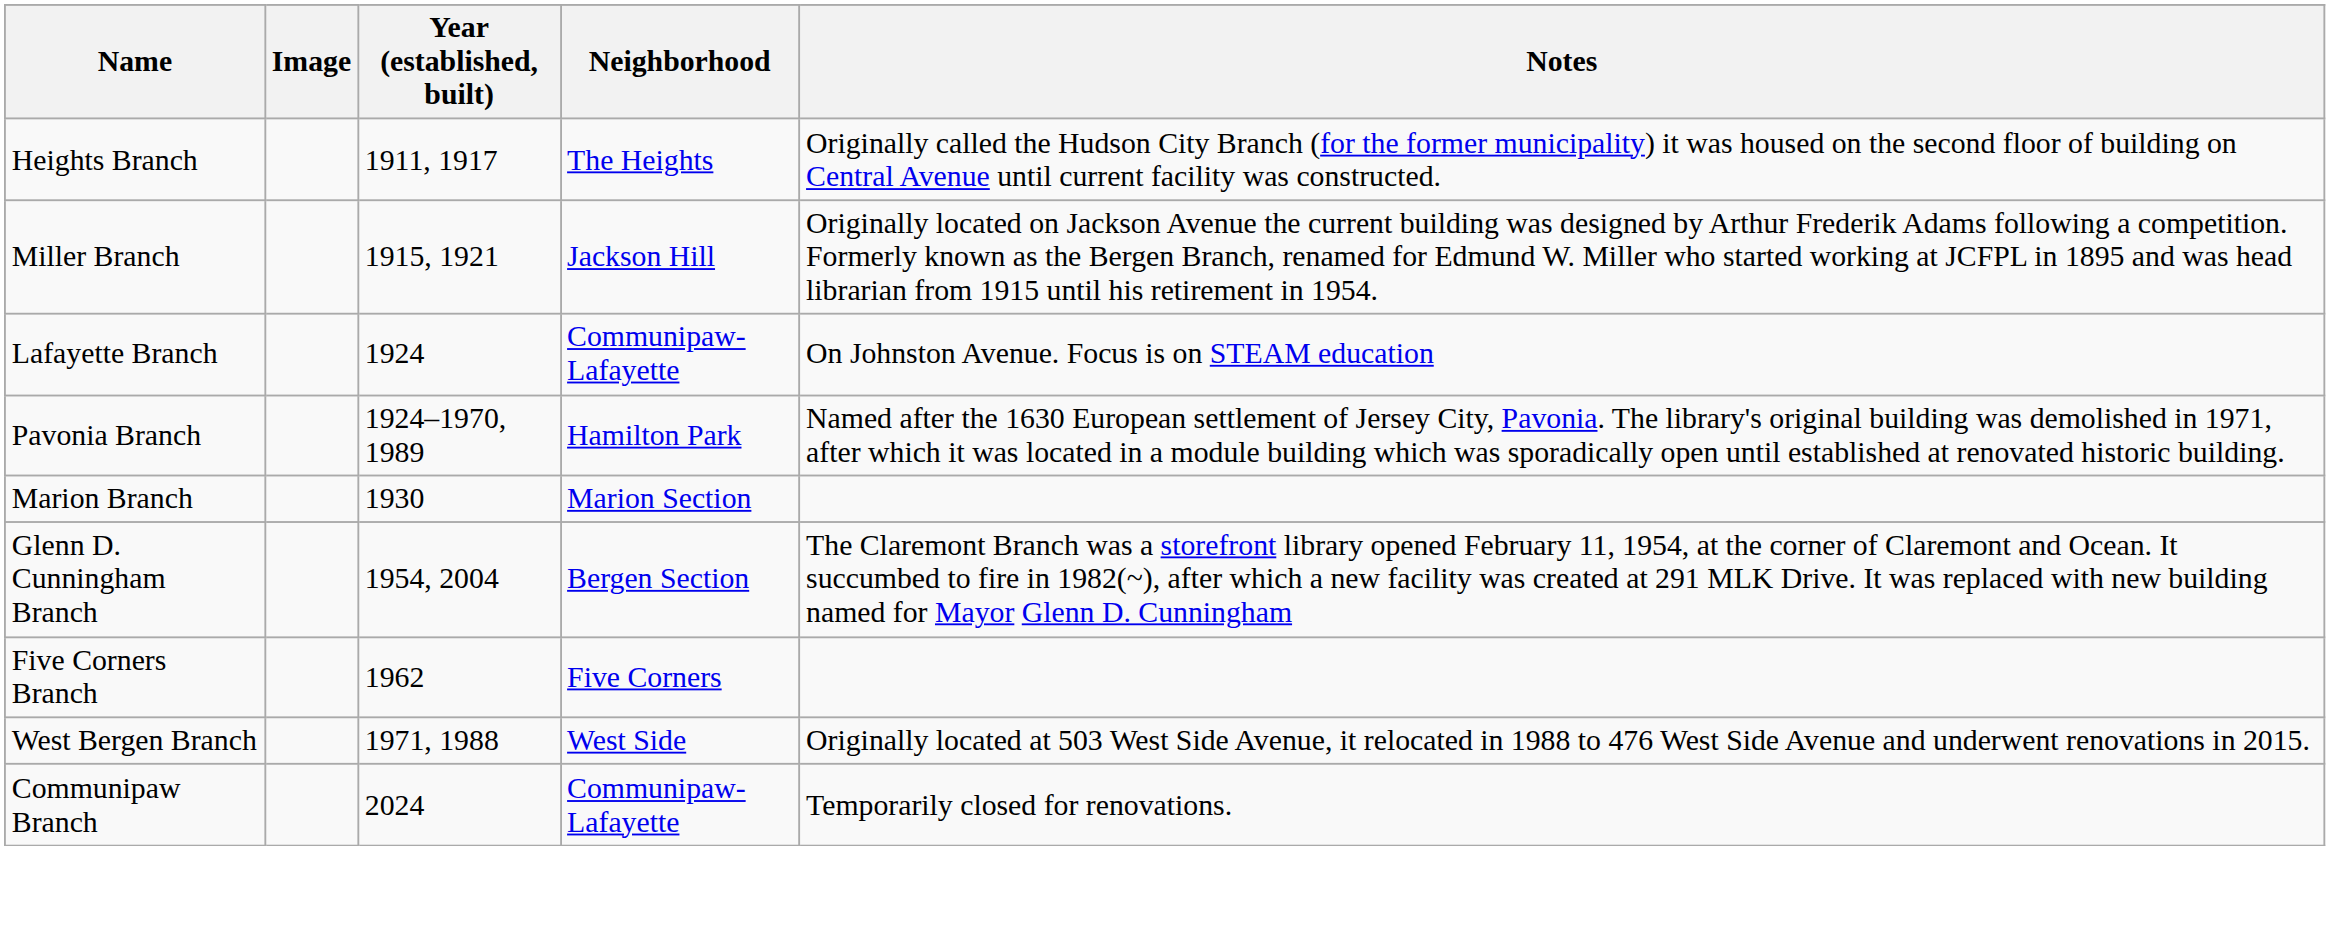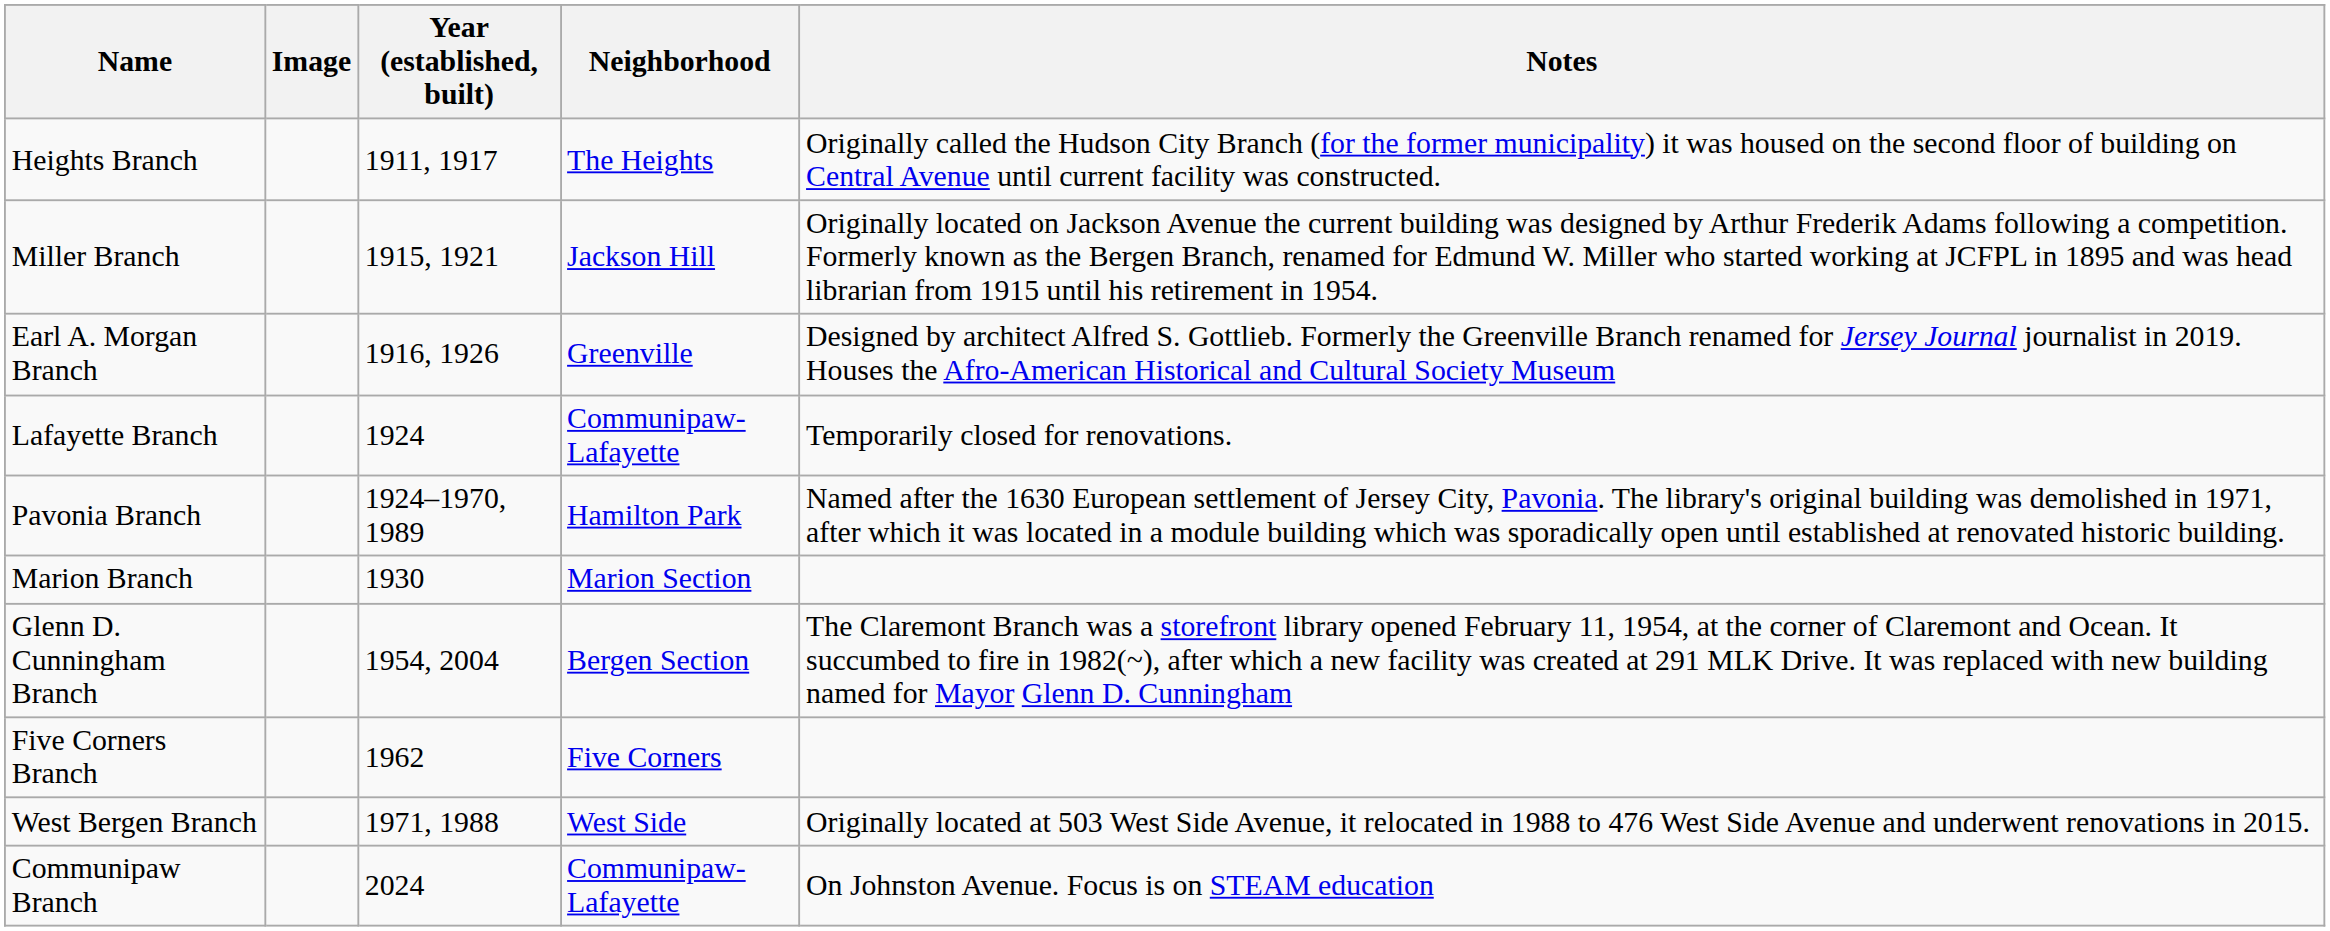+ row: (104, 353)
(1120, 353) On Johnston Avenue. Focus is on STEAM education -> (1019, 434) Temporarily closed for renovations.
(1019, 804) Temporarily closed for renovations. -> (1120, 885) On Johnston Avenue. Focus is on STEAM education
